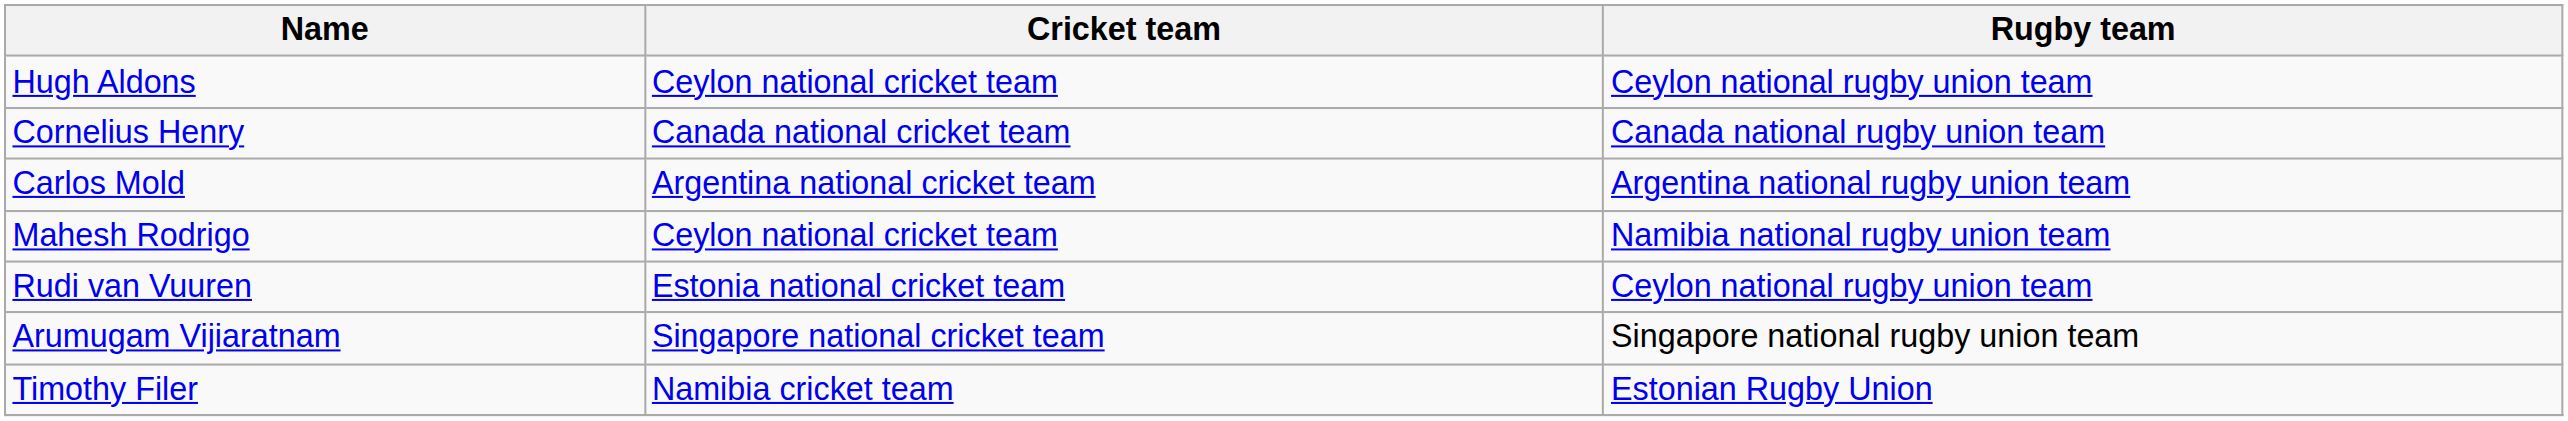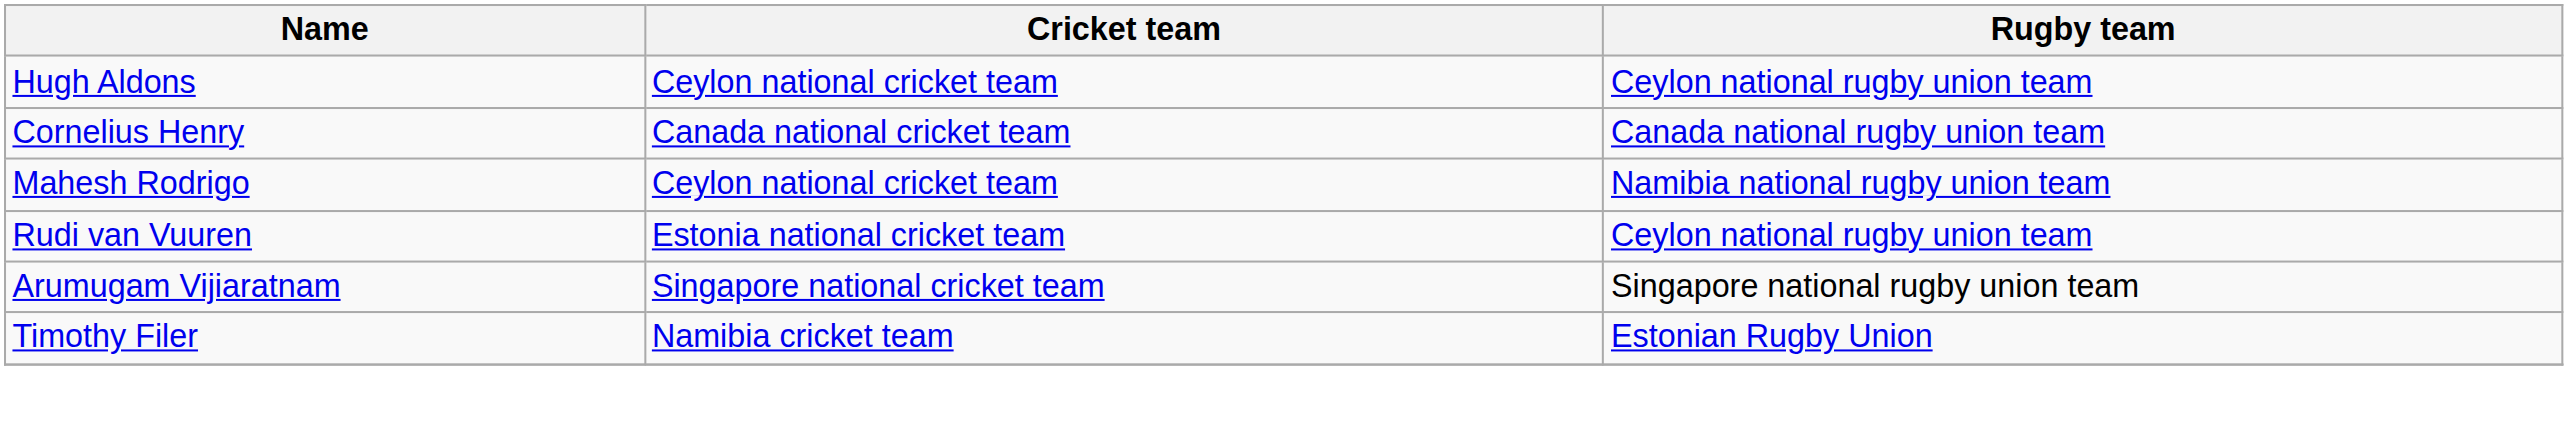- row: (99, 183)
